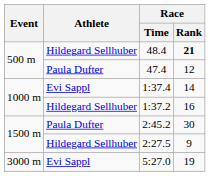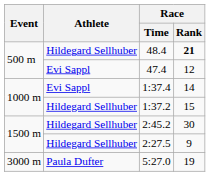(75, 69) Paula Dufter -> (68, 69) Evi Sappl
(189, 106) 16 -> (189, 106) 15
(75, 125) Paula Dufter -> (92, 125) Hildegard Sellhuber
(68, 162) Evi Sappl -> (75, 162) Paula Dufter
